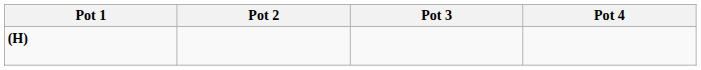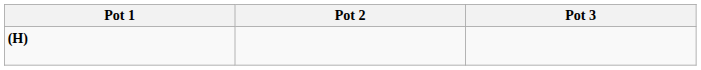- column: (609, 15)
